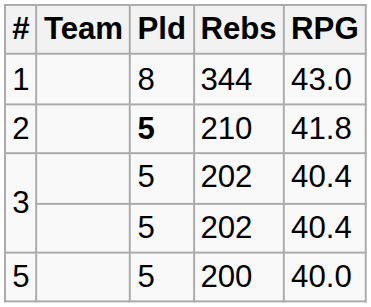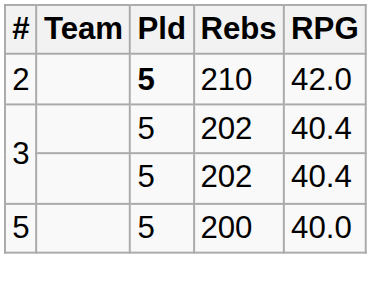- row: (21, 78)
(321, 128) 41.8 -> (321, 78) 42.0
